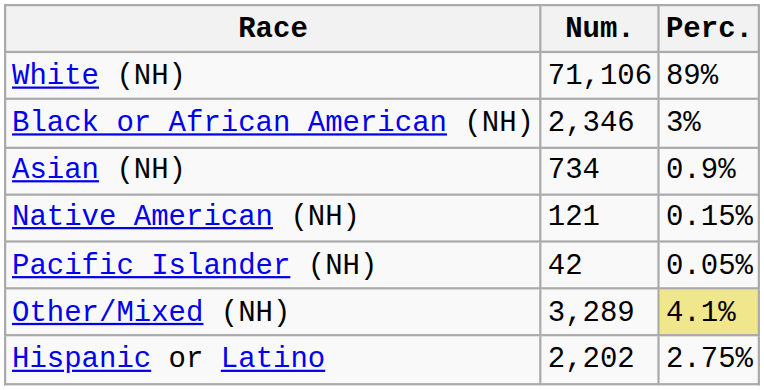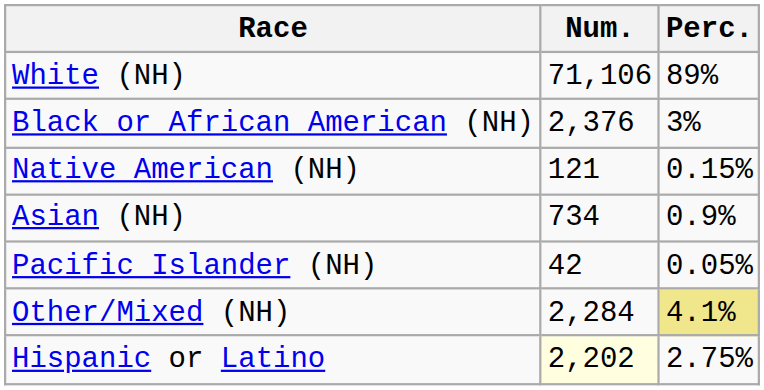(591, 123) 2,346 -> (591, 123) 2,376
rows swapped: (186, 218) <-> (99, 170)
(591, 312) 3,289 -> (591, 312) 2,284
(591, 359) no background -> (591, 359) lightyellow background
